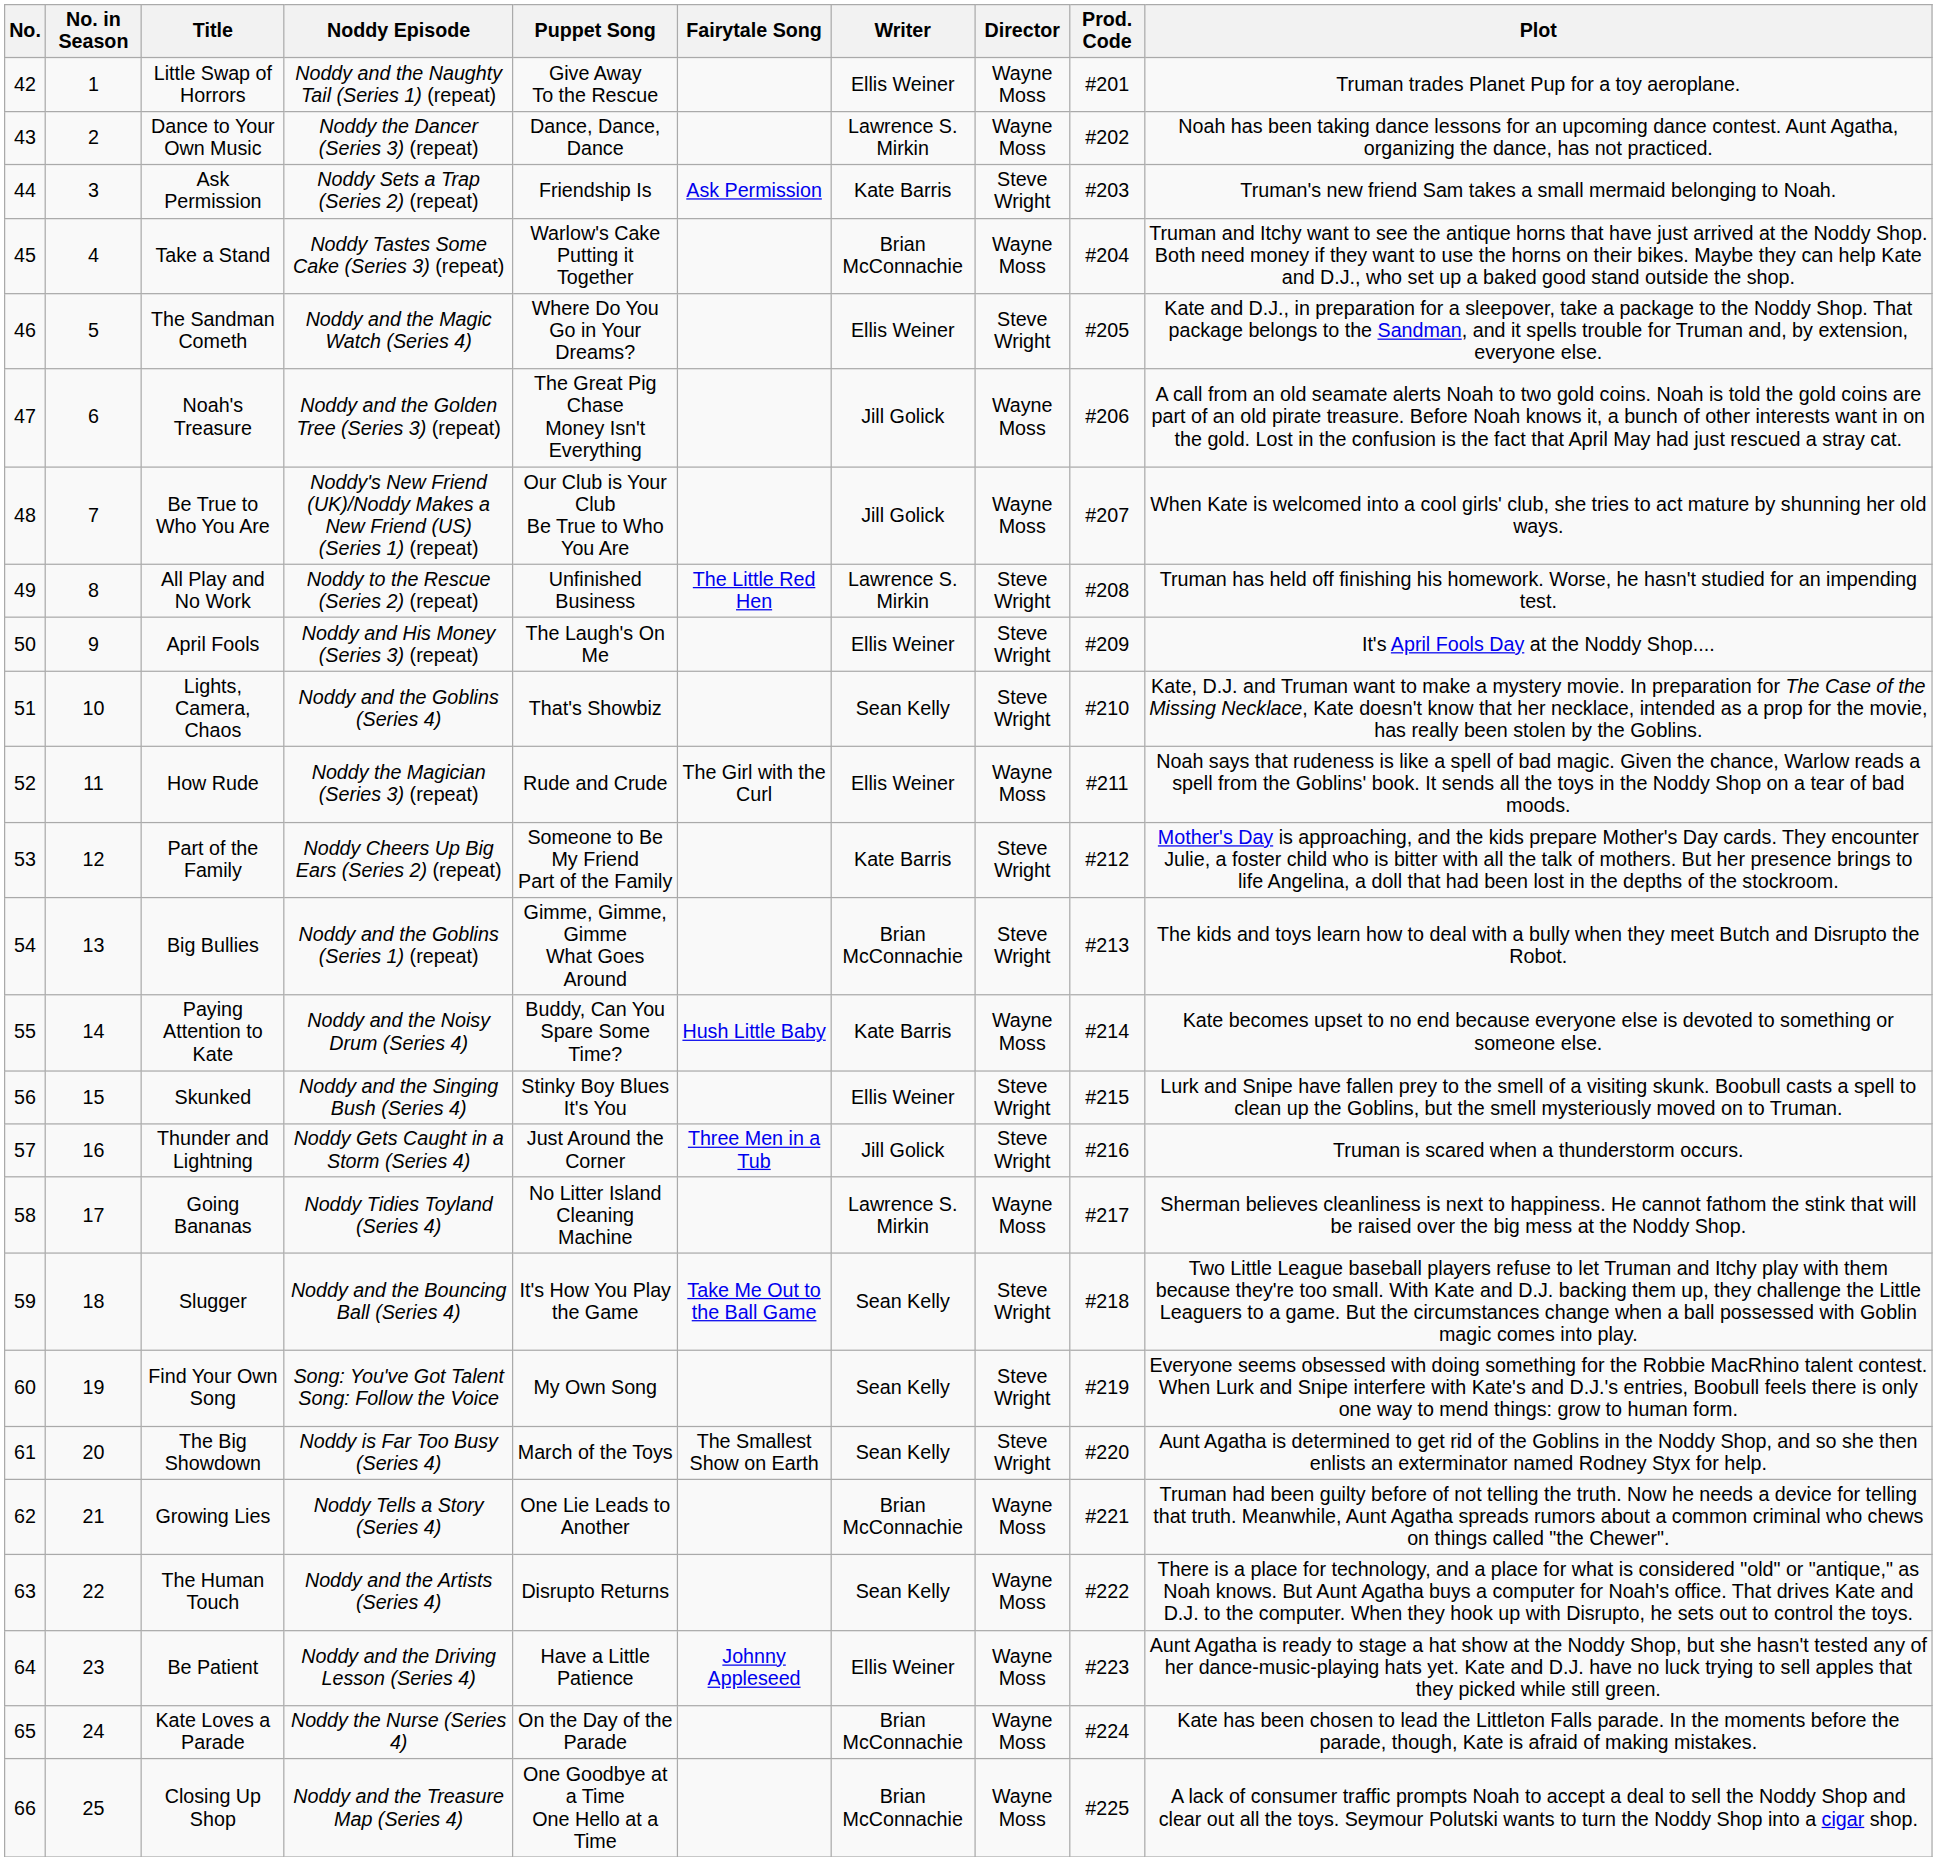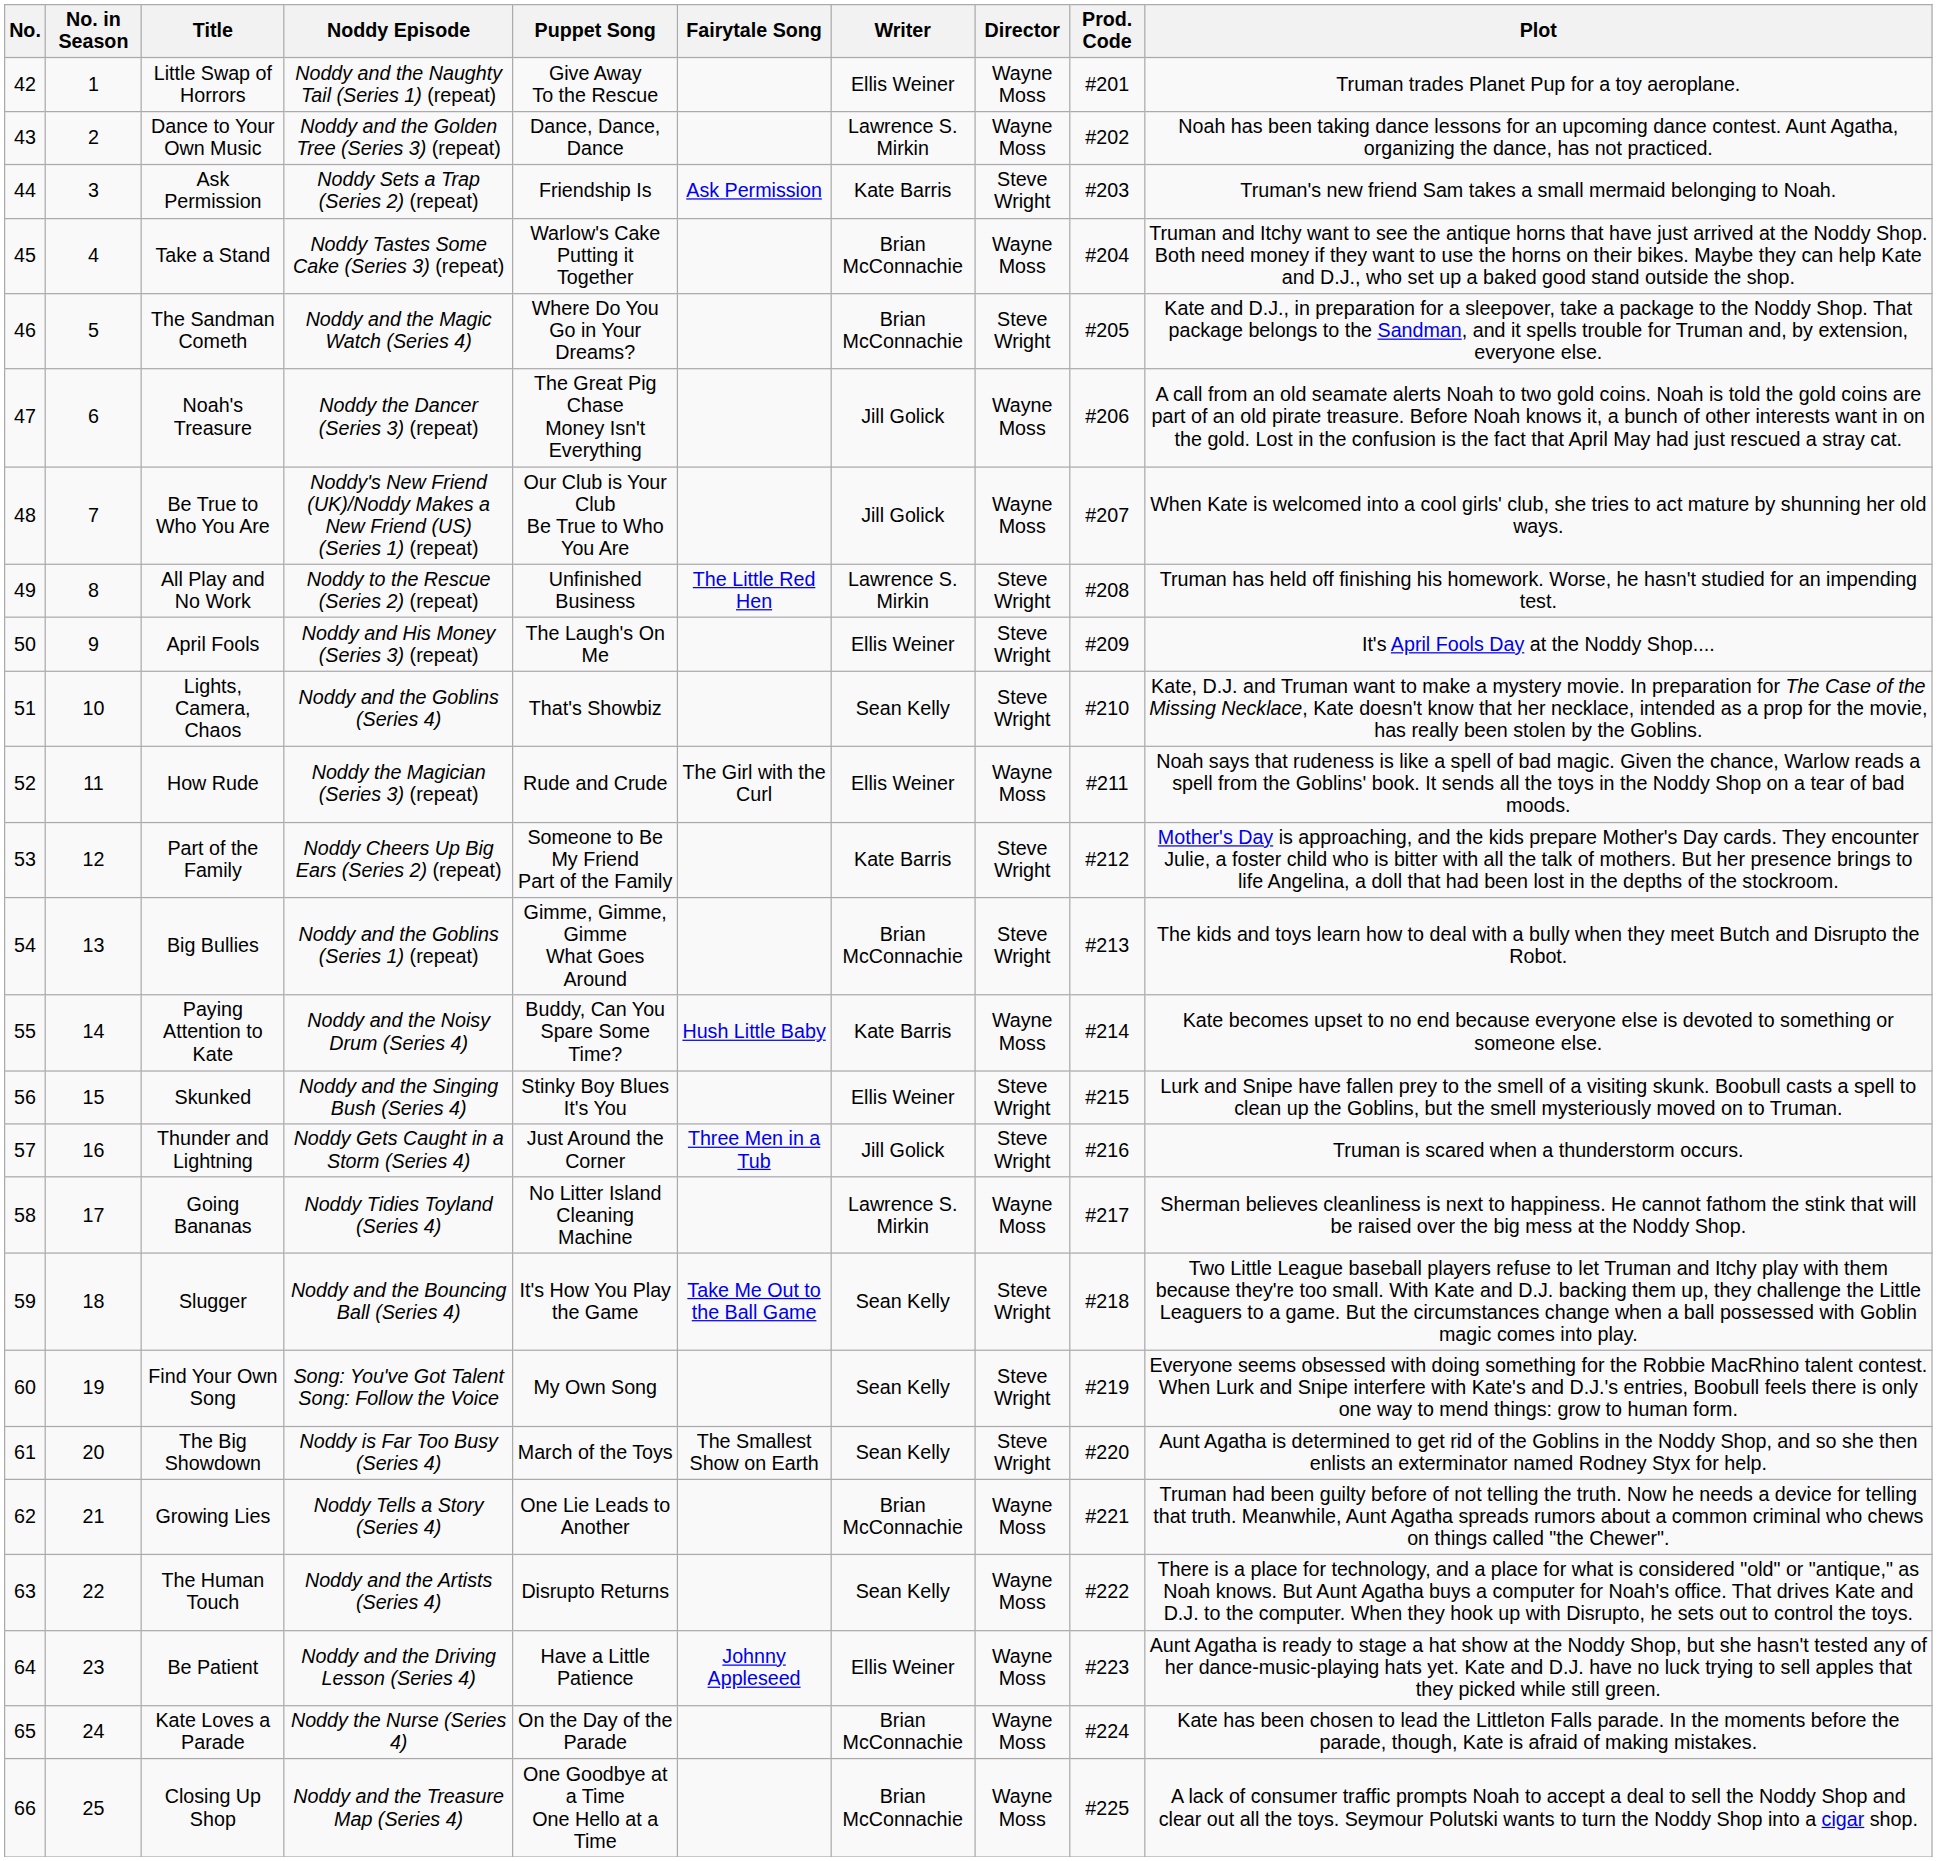(399, 137) Noddy the Dancer (Series 3) (repeat) -> (399, 137) Noddy and the Golden Tree (Series 3) (repeat)
(903, 331) Ellis Weiner -> (903, 331) Brian McConnachie
(399, 417) Noddy and the Golden Tree (Series 3) (repeat) -> (399, 417) Noddy the Dancer (Series 3) (repeat)
